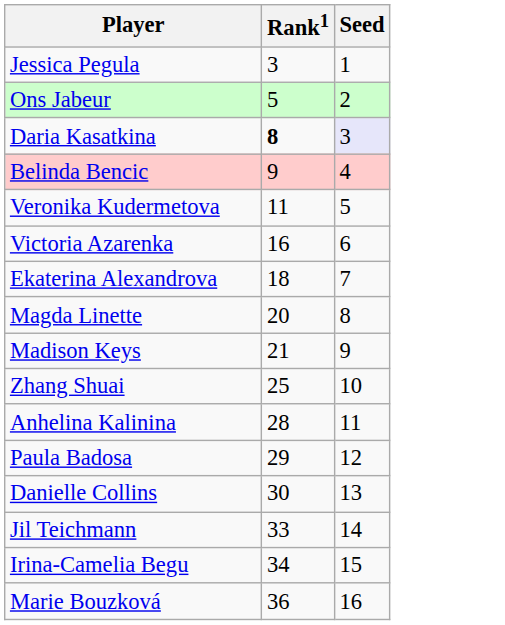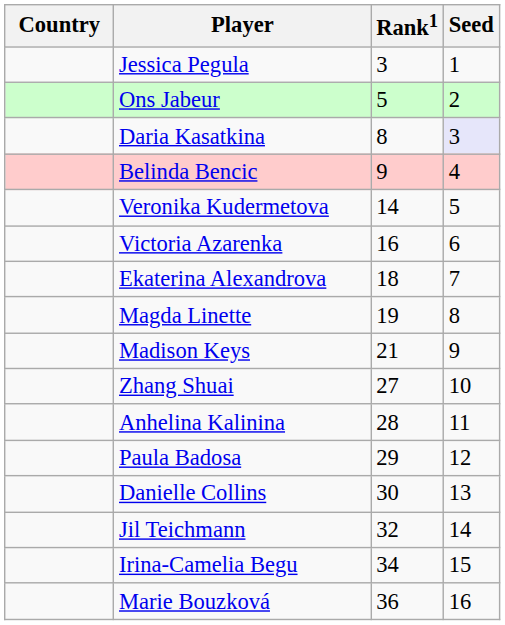+ column: (59, 25)
(273, 135) bold -> (382, 135) normal
(278, 207) 11 -> (387, 207) 14
(278, 314) 20 -> (387, 314) 19
(278, 386) 25 -> (387, 386) 27
(278, 529) 33 -> (387, 529) 32
